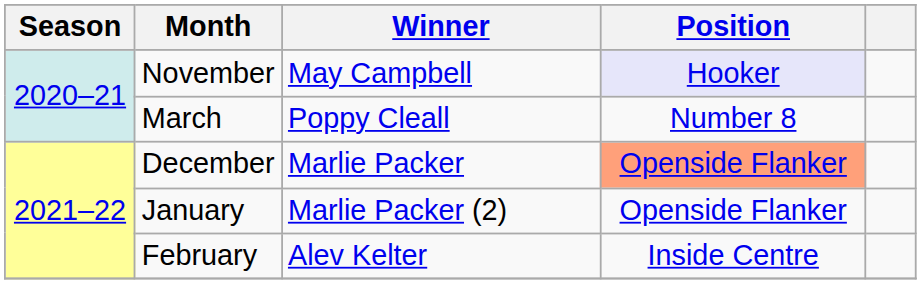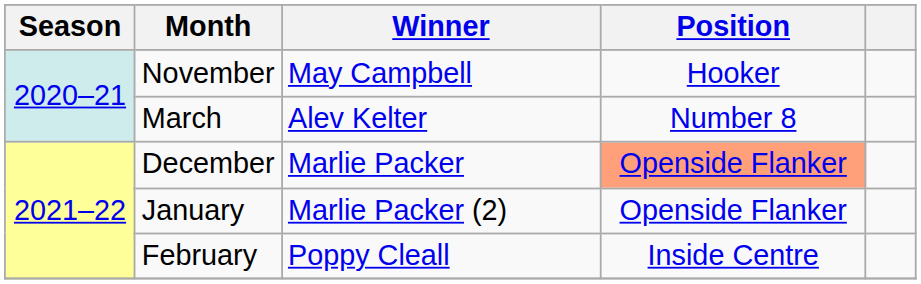(733, 73) lavender background -> (733, 73) no background
(369, 118) Poppy Cleall -> (358, 118) Alev Kelter
(358, 255) Alev Kelter -> (369, 255) Poppy Cleall
